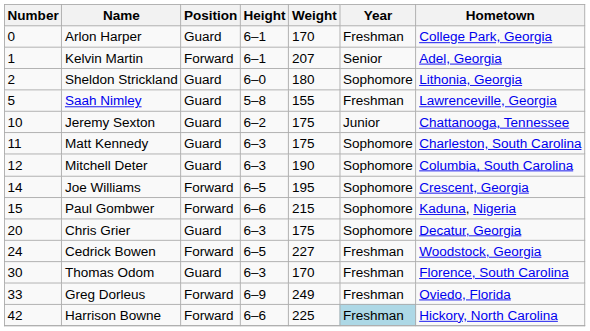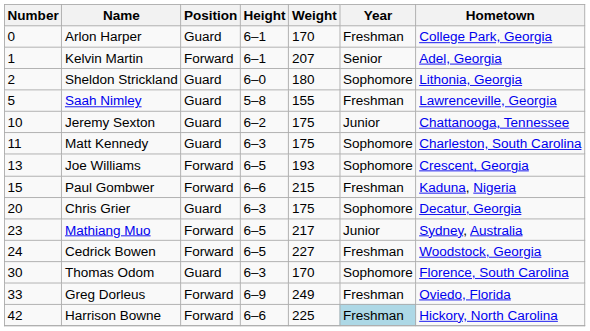- row: (106, 165)
(15, 187) 14 -> (15, 165) 13
(303, 187) 195 -> (303, 165) 193
(378, 208) Sophomore -> (373, 187) Freshman
+ row: (108, 229)
(373, 272) Freshman -> (378, 272) Sophomore
